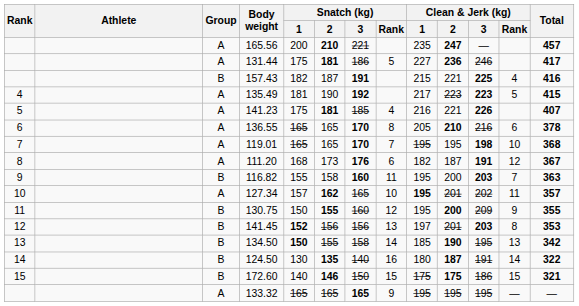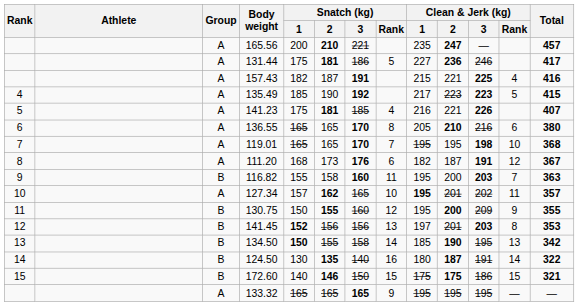(221, 78) B -> (221, 78) A
(299, 95) 181 -> (299, 95) 185
(552, 128) 378 -> (552, 128) 380
